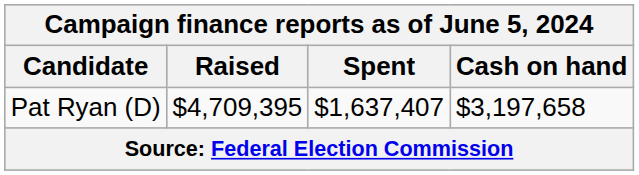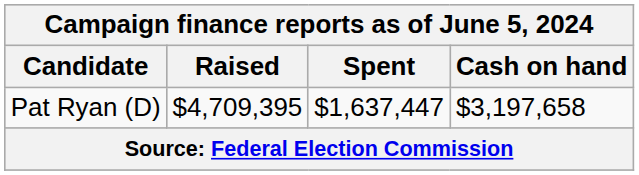(379, 107) $1,637,407 -> (379, 107) $1,637,447
